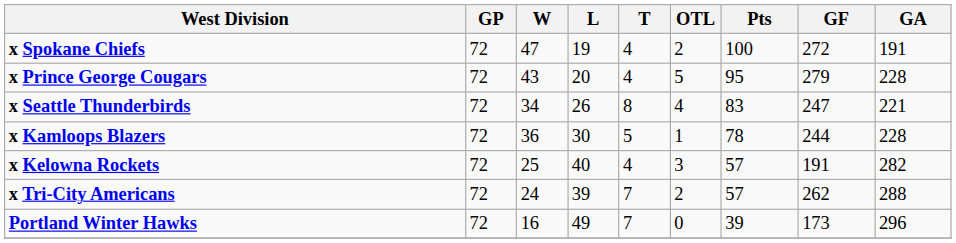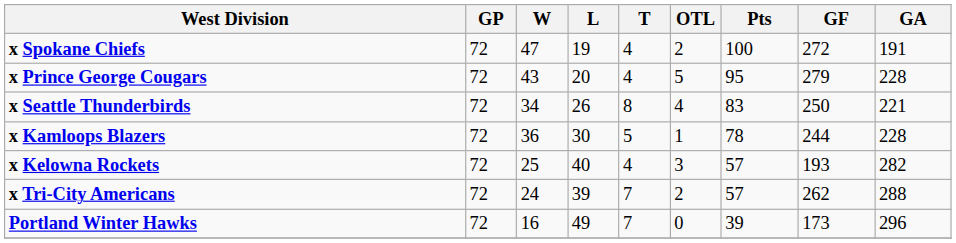(816, 106) 247 -> (816, 106) 250
(816, 164) 191 -> (816, 164) 193
